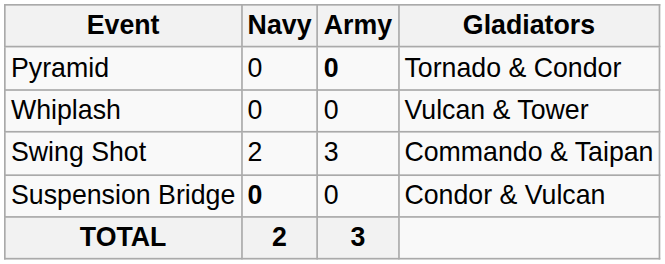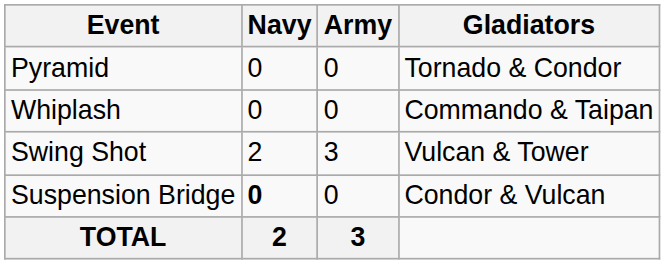(331, 68) bold -> (331, 68) normal
(497, 110) Vulcan & Tower -> (529, 110) Commando & Taipan
(529, 152) Commando & Taipan -> (497, 152) Vulcan & Tower
